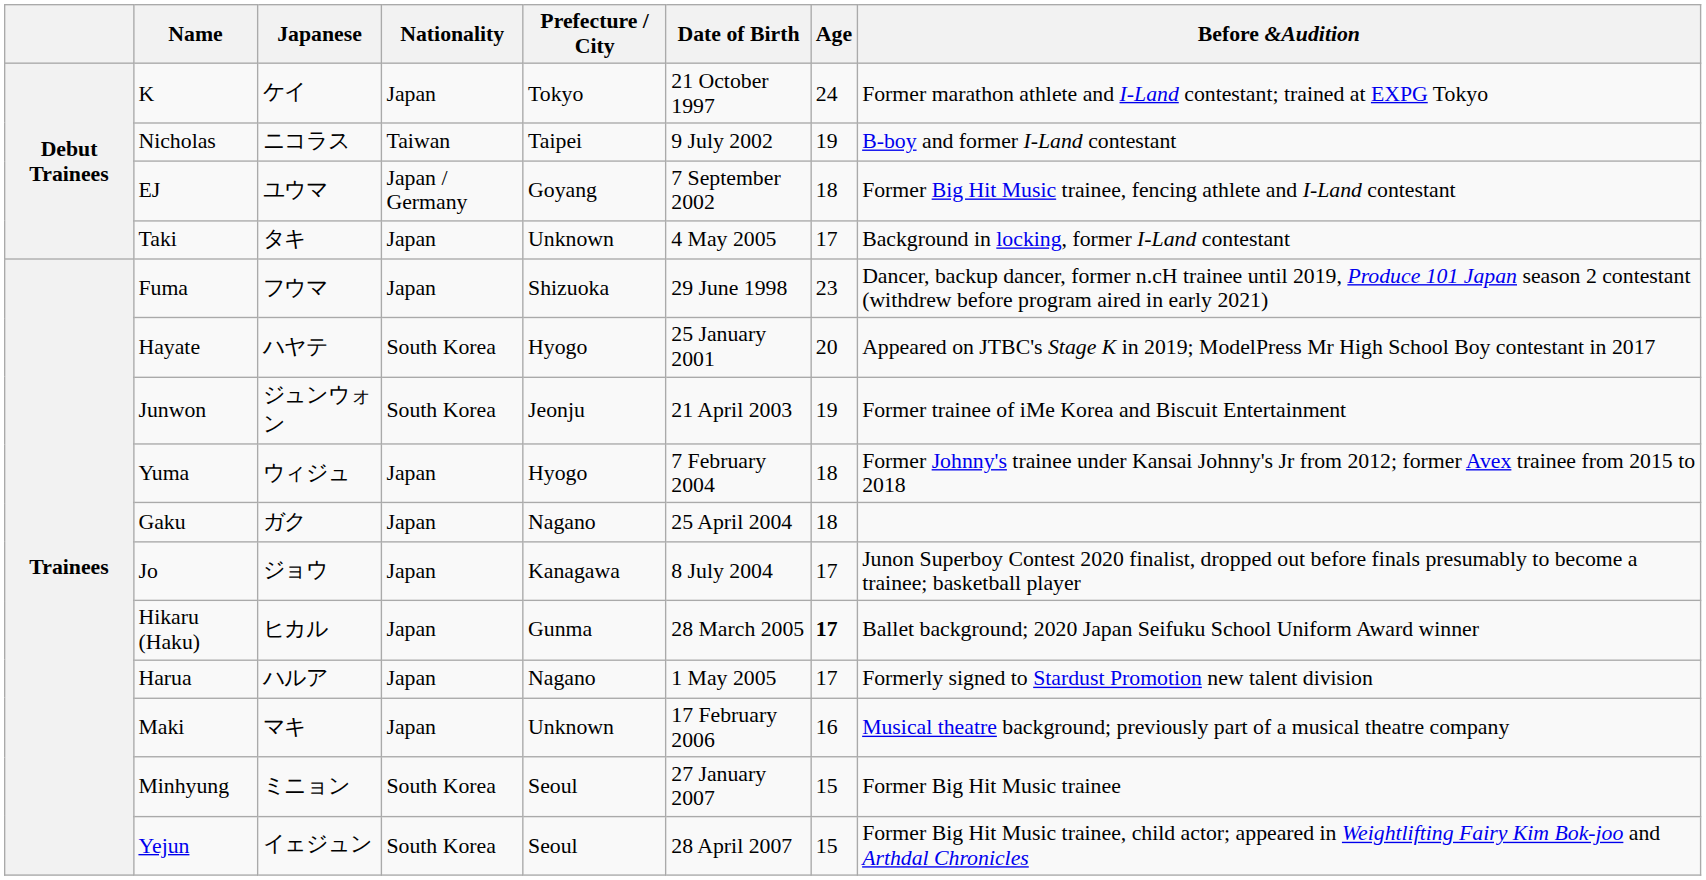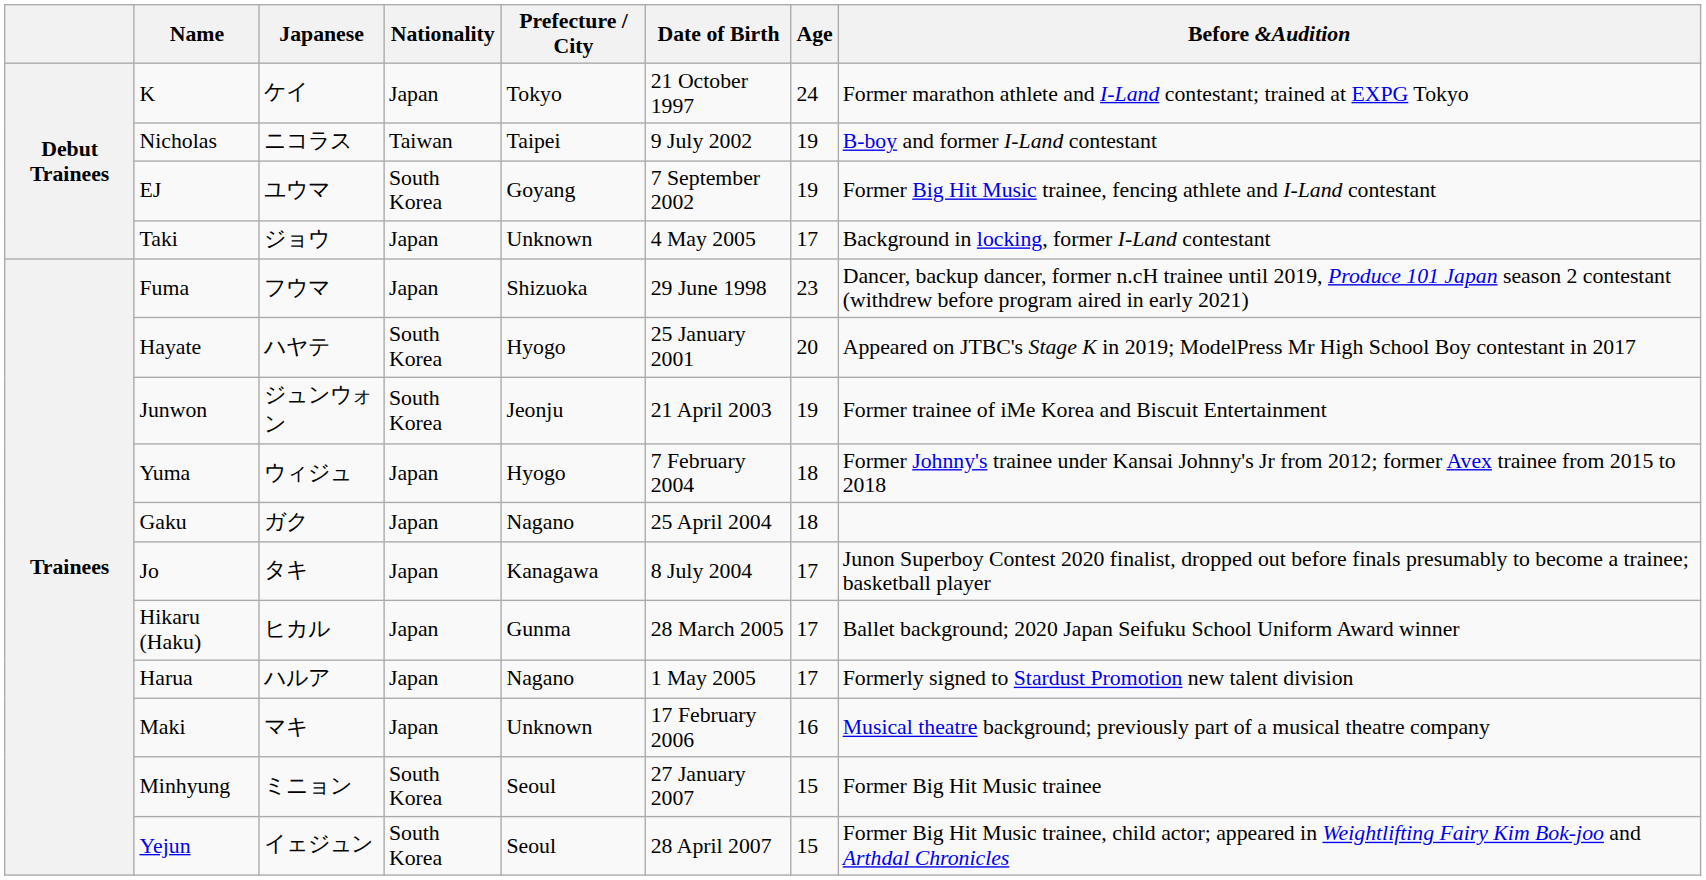(427, 190) Japan / Germany -> (416, 190) South Korea
(827, 190) 18 -> (807, 190) 19
(284, 238) タキ -> (297, 238) ジョウ
(295, 570) ジョウ -> (286, 570) タキ
(827, 629) bold -> (807, 629) normal
